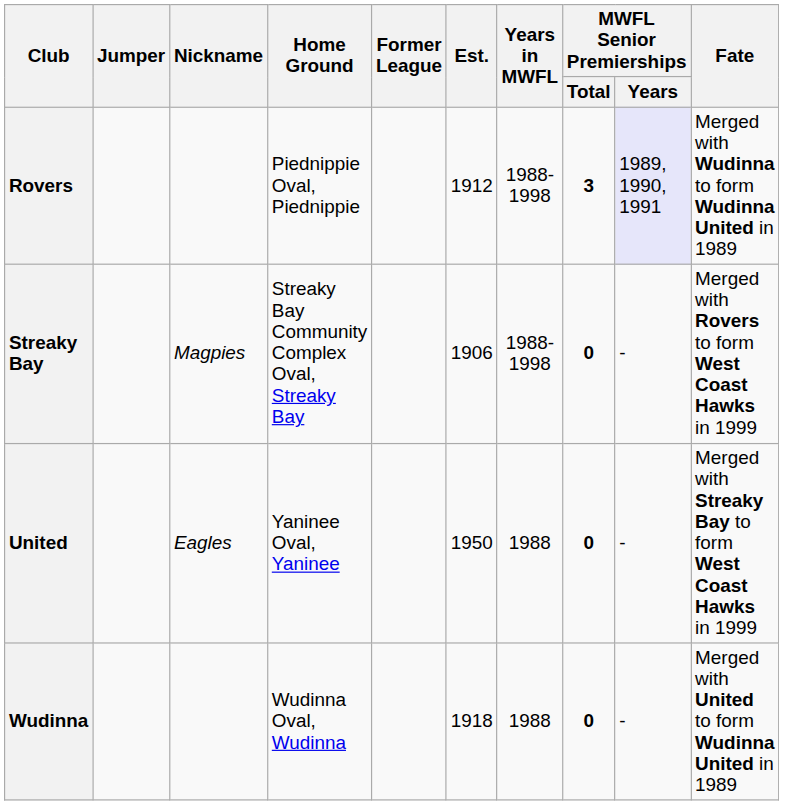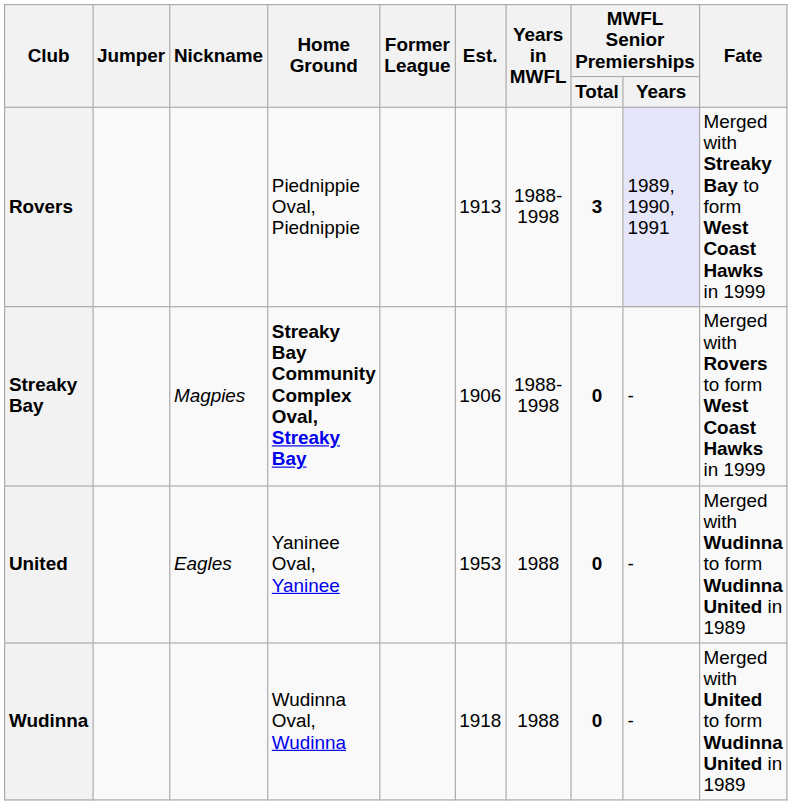(472, 185) 1912 -> (480, 206) 1913
(735, 185) Merged with Wudinna to form Wudinna United in 1989 -> (738, 206) Merged with Streaky Bay to form West Coast Hawks in 1999
(320, 353) normal -> (324, 396) bold
(472, 542) 1950 -> (480, 564) 1953
(729, 542) Merged with Streaky Bay to form West Coast Hawks in 1999 -> (743, 564) Merged with Wudinna to form Wudinna United in 1989
